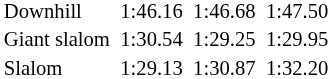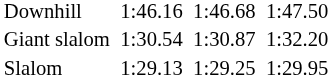(224, 39) 1:29.25 -> (224, 39) 1:30.87
(297, 39) 1:29.95 -> (297, 39) 1:32.20
(224, 68) 1:30.87 -> (224, 68) 1:29.25
(297, 68) 1:32.20 -> (297, 68) 1:29.95
